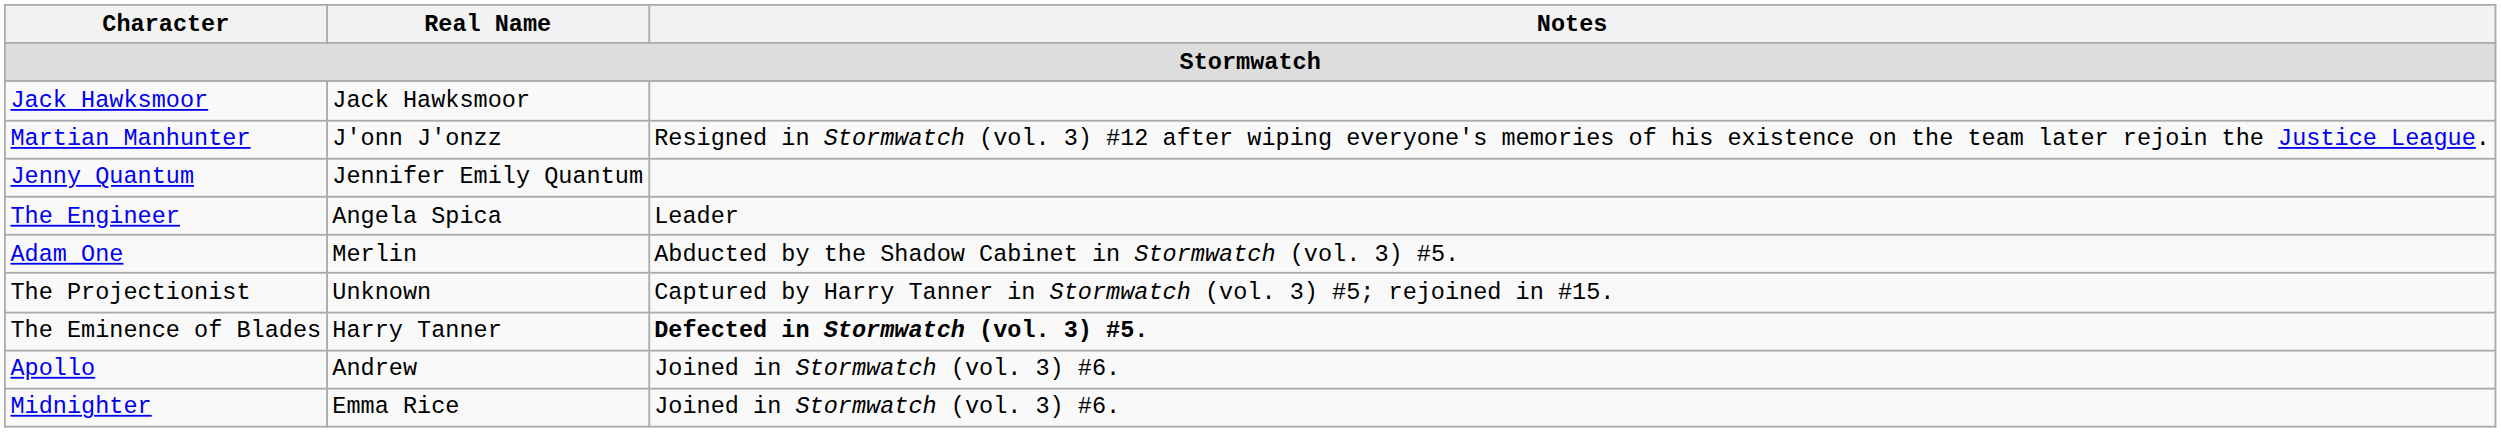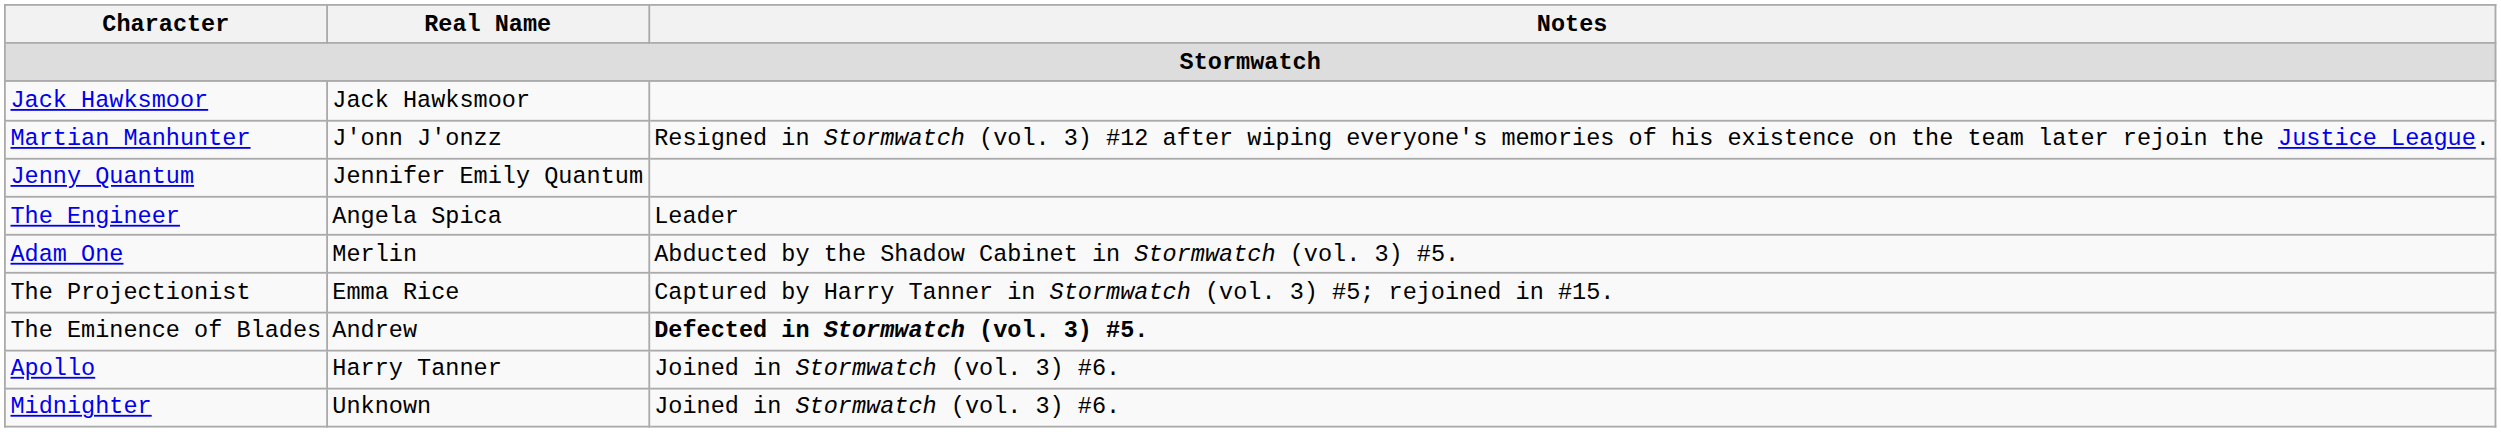(382, 293) Unknown -> (396, 293) Emma Rice
(417, 331) Harry Tanner -> (375, 331) Andrew
(375, 369) Andrew -> (417, 369) Harry Tanner
(396, 408) Emma Rice -> (382, 408) Unknown
